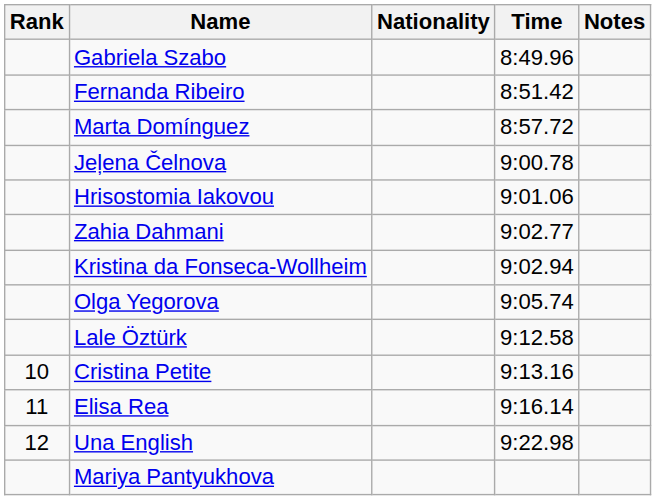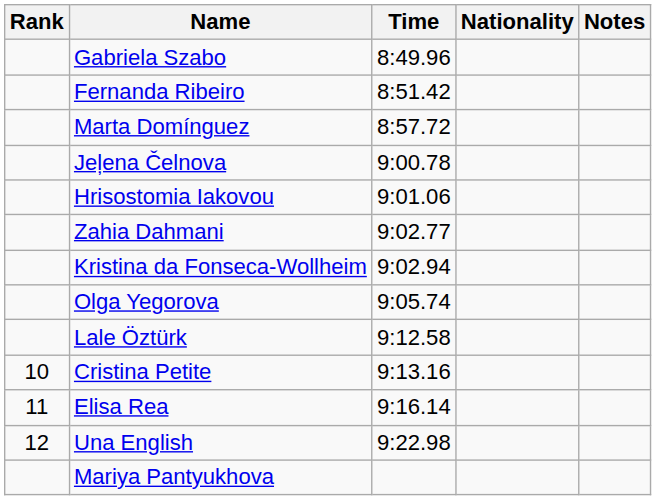columns swapped: (433, 22) <-> (537, 22)
